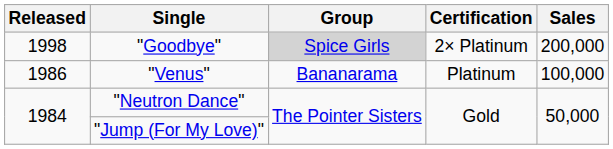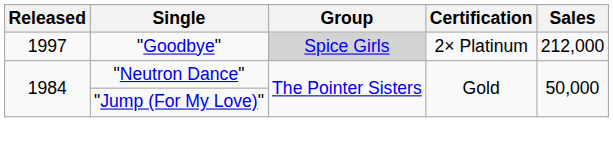(47, 46) 1998 -> (47, 46) 1997
(572, 46) 200,000 -> (572, 46) 212,000
- row: (179, 74)
